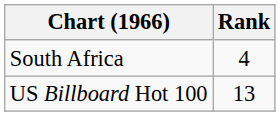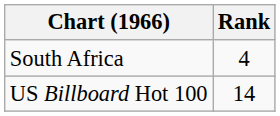(244, 93) 13 -> (244, 93) 14
